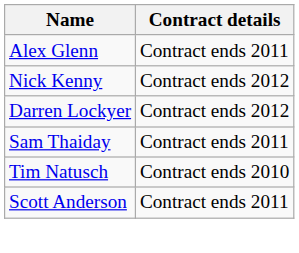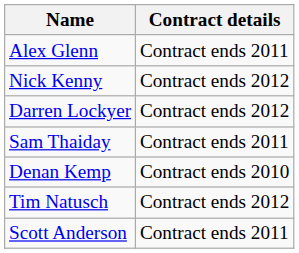+ row: (60, 171)
(215, 171) Contract ends 2010 -> (215, 202) Contract ends 2012
